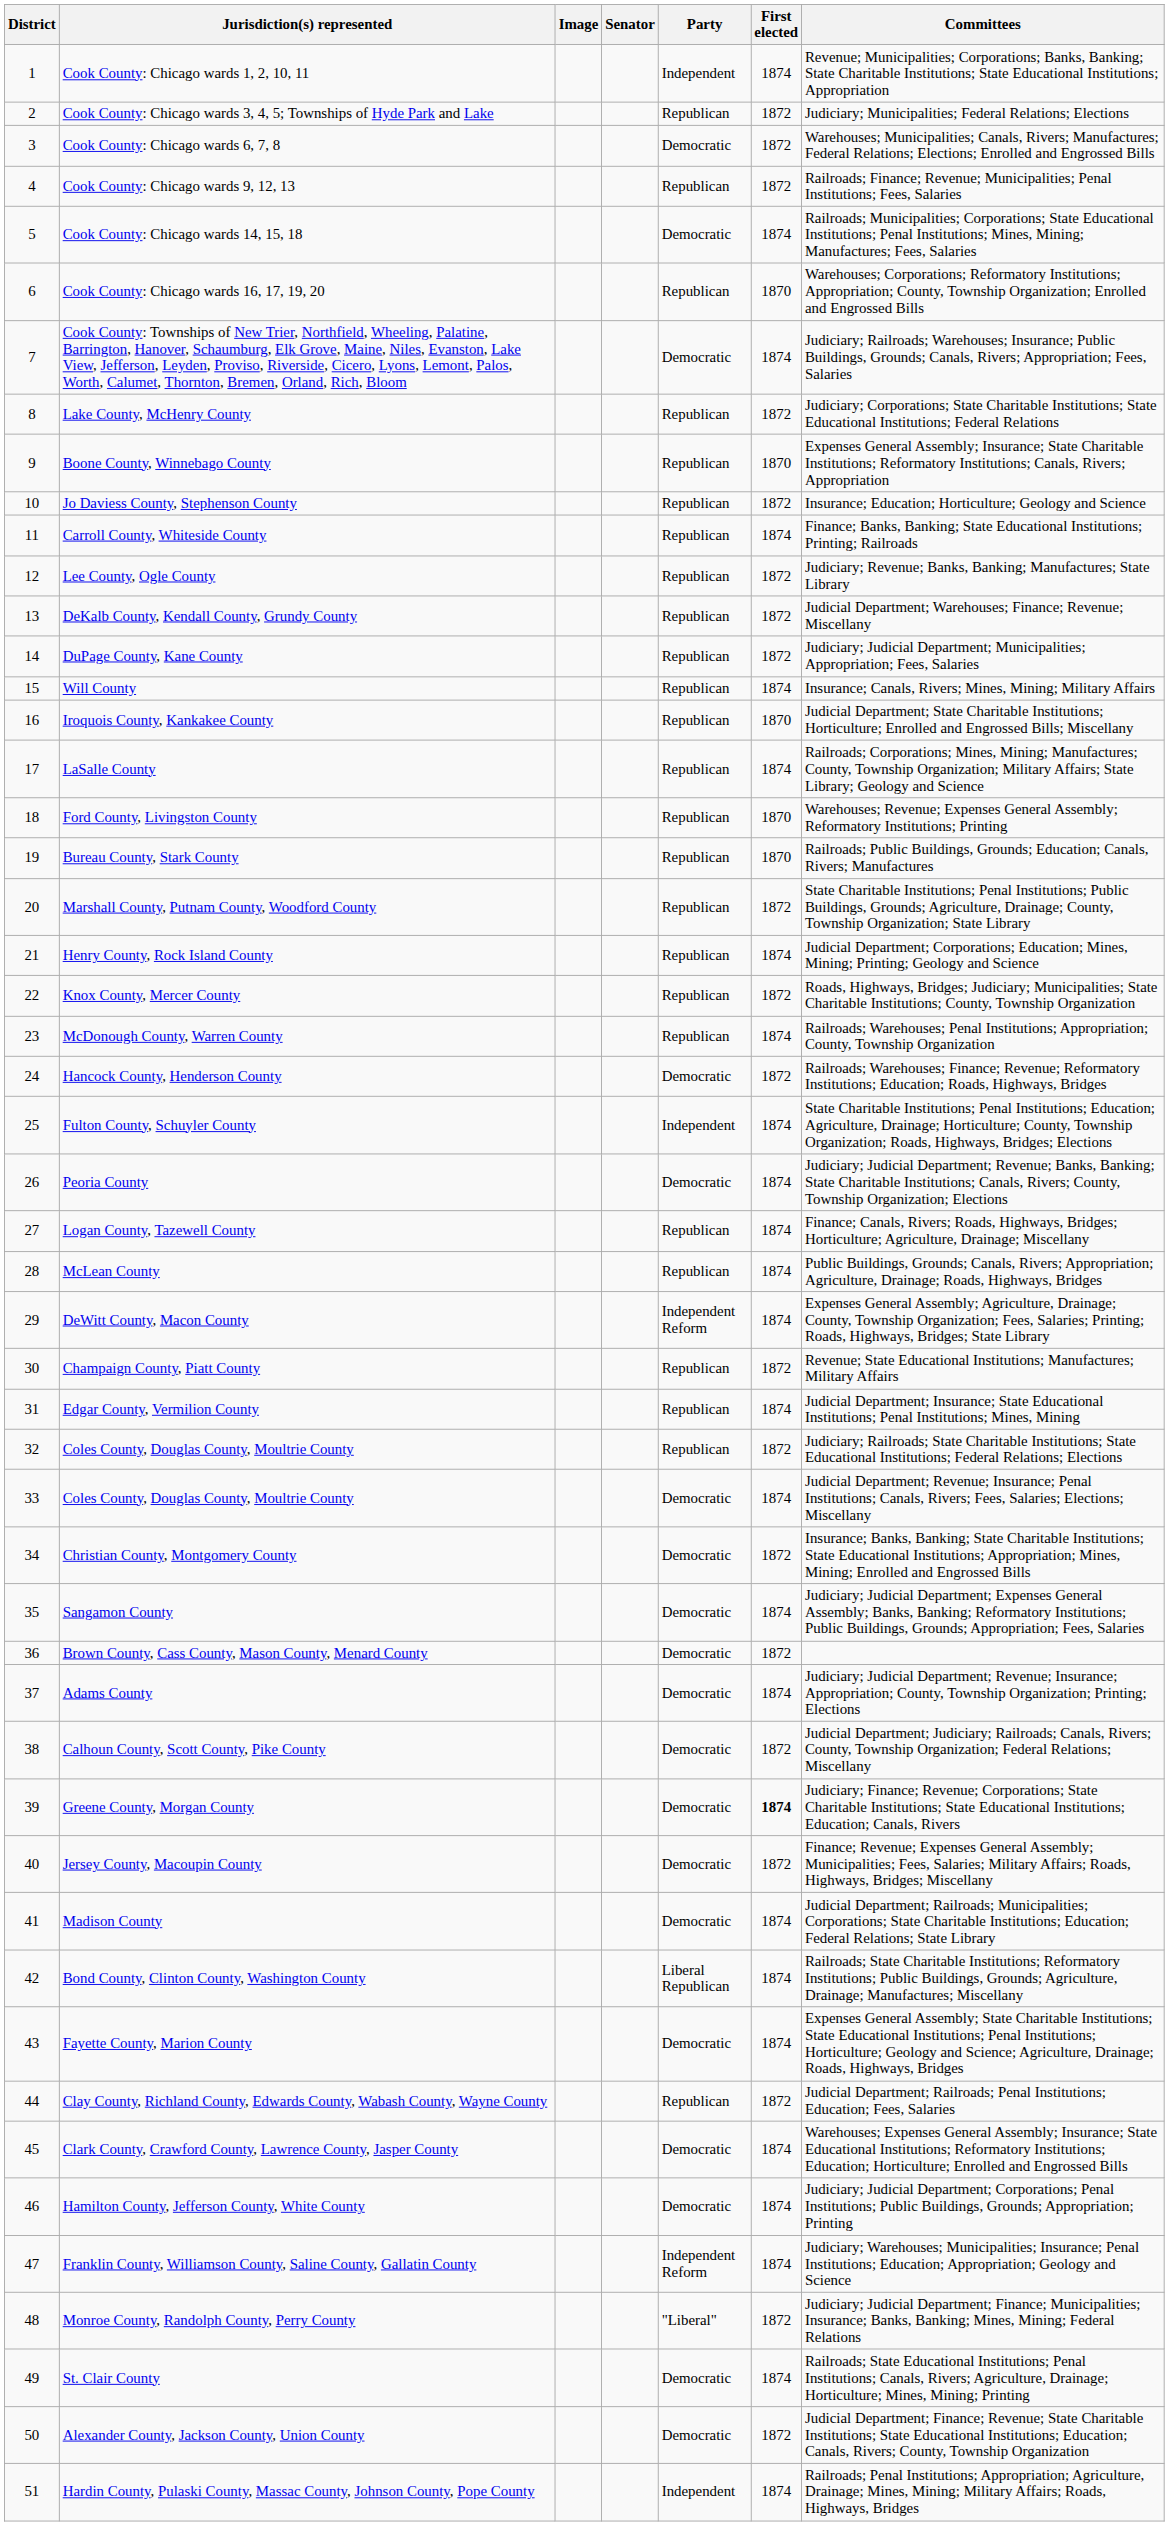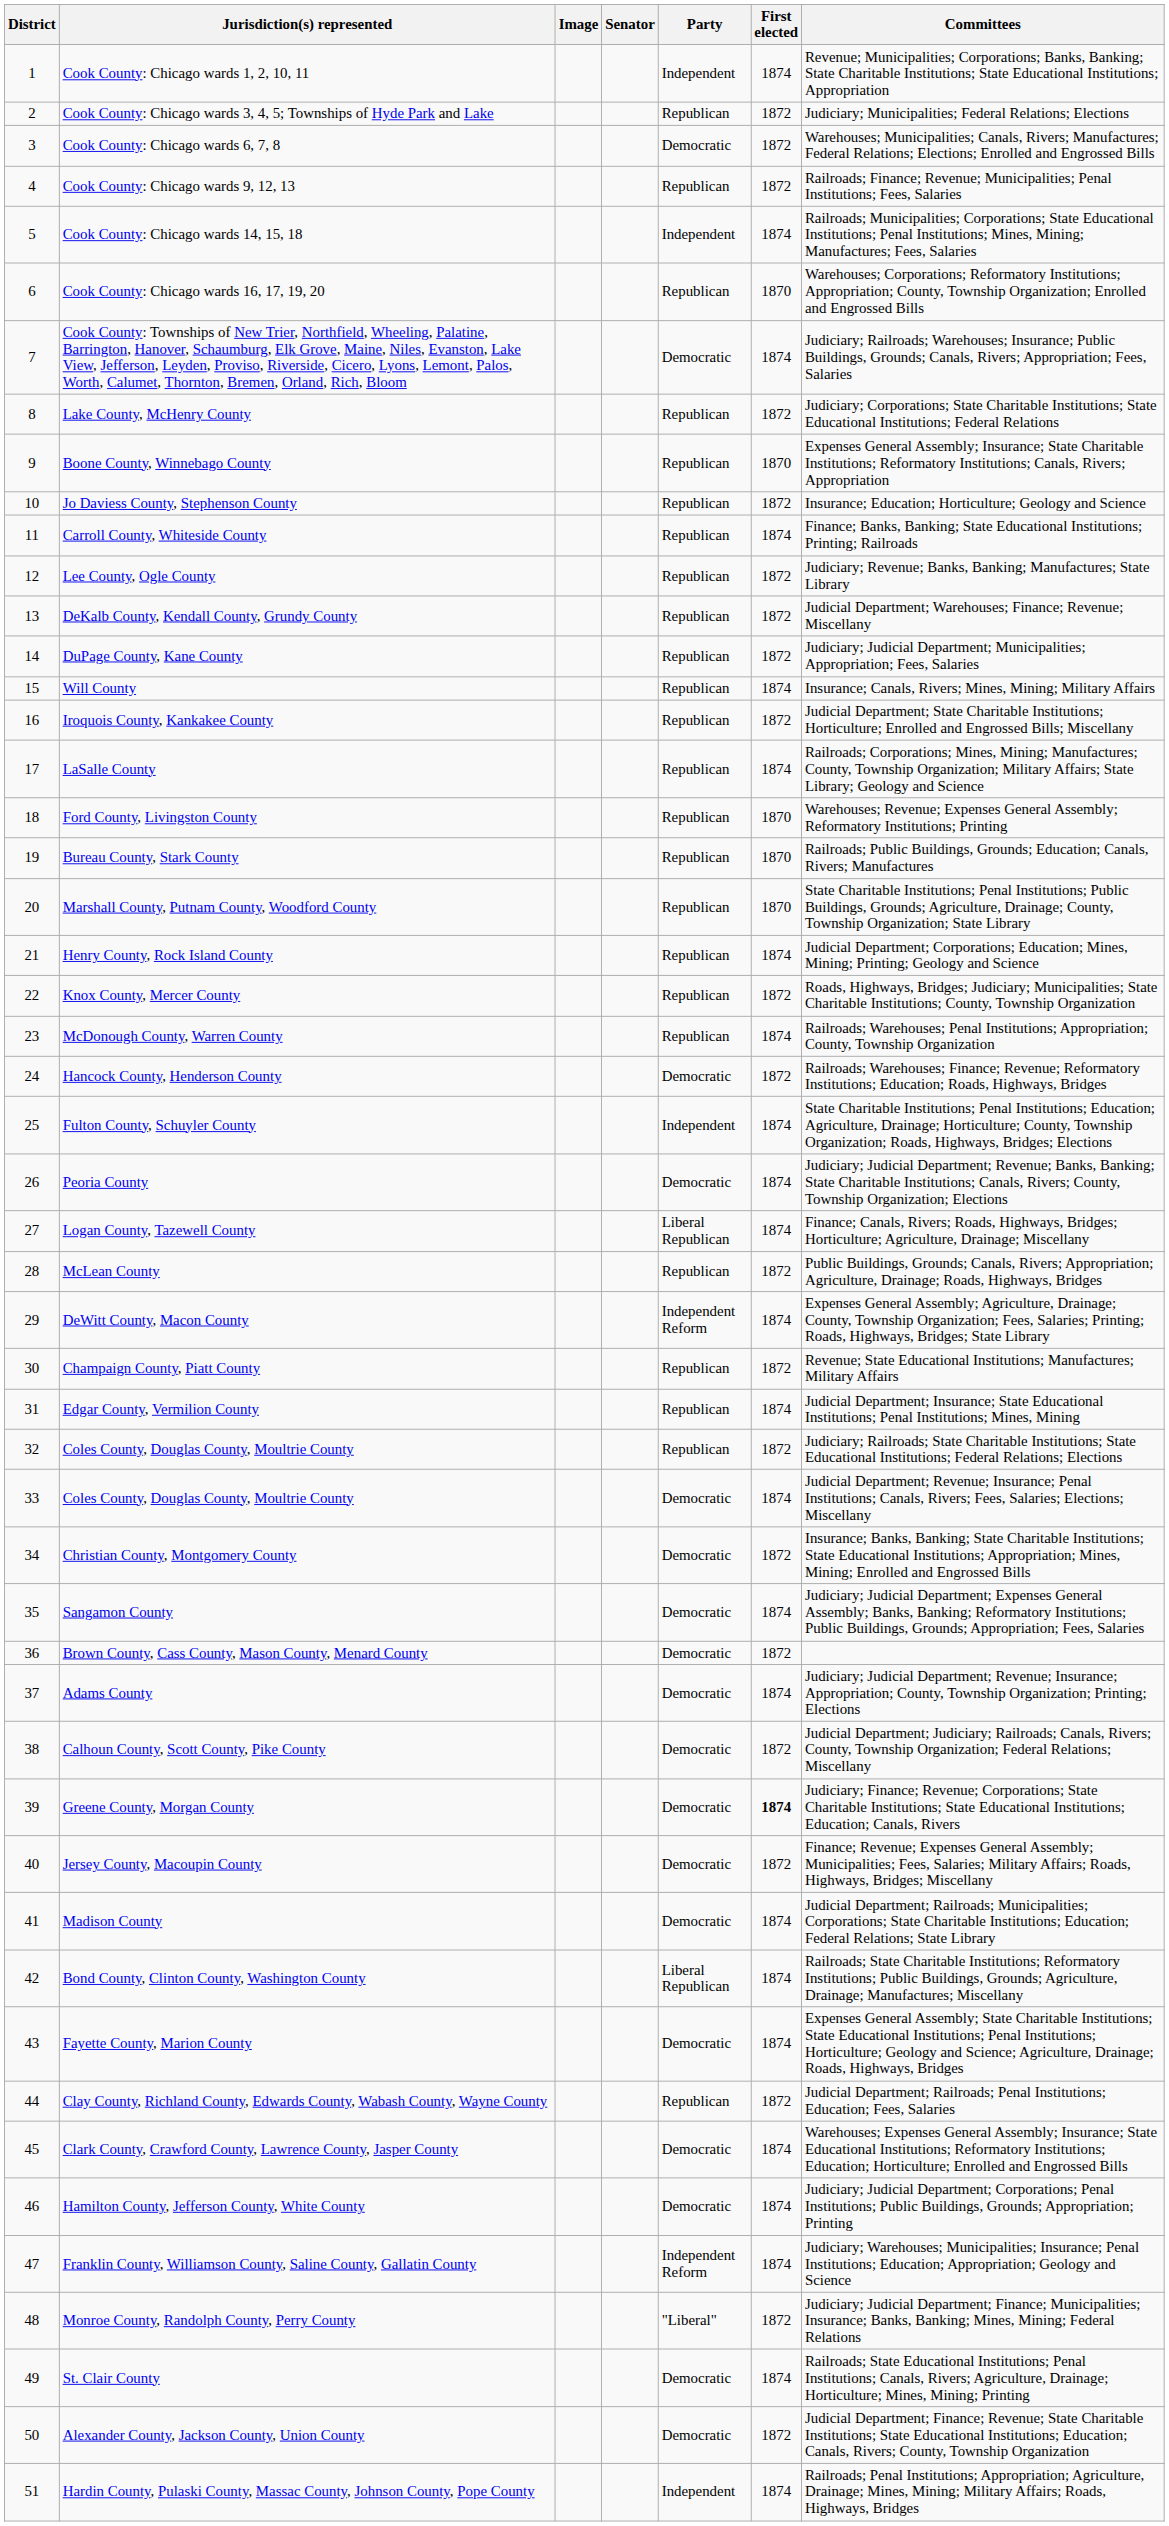(696, 234) Democratic -> (698, 234) Independent
(776, 720) 1870 -> (776, 720) 1872
(776, 906) 1872 -> (776, 906) 1870
(696, 1230) Republican -> (696, 1230) Liberal Republican
(776, 1271) 1874 -> (776, 1271) 1872
